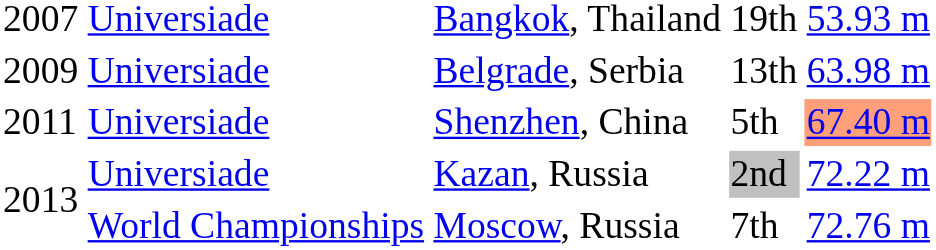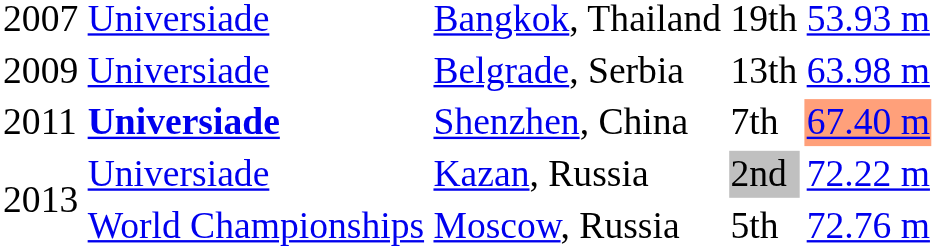(178, 121) normal -> (184, 121) bold
(754, 121) 5th -> (754, 121) 7th
(754, 225) 7th -> (754, 225) 5th
